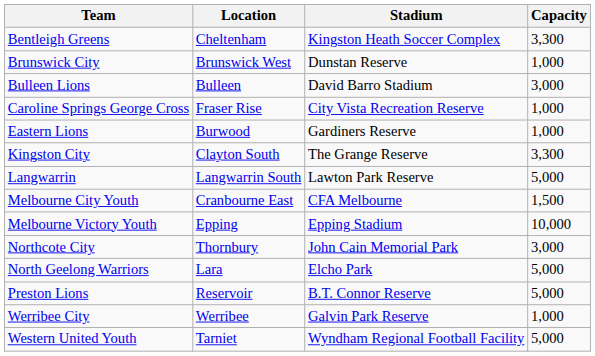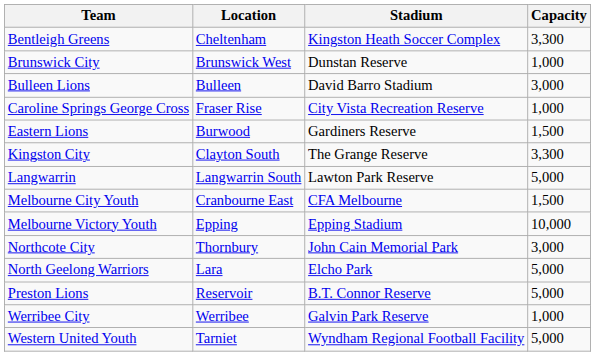(547, 131) 1,000 -> (547, 131) 1,500
